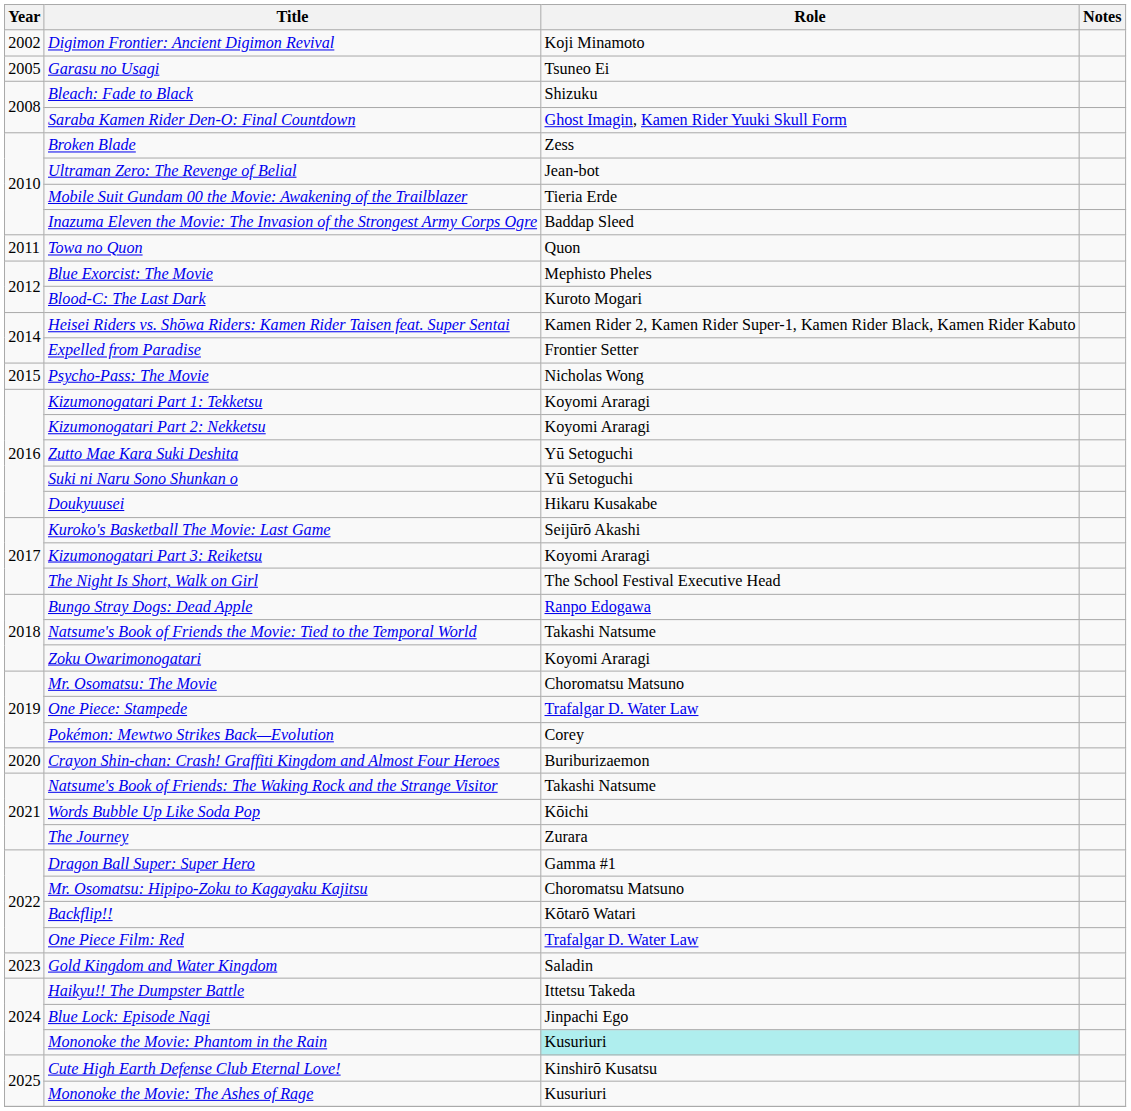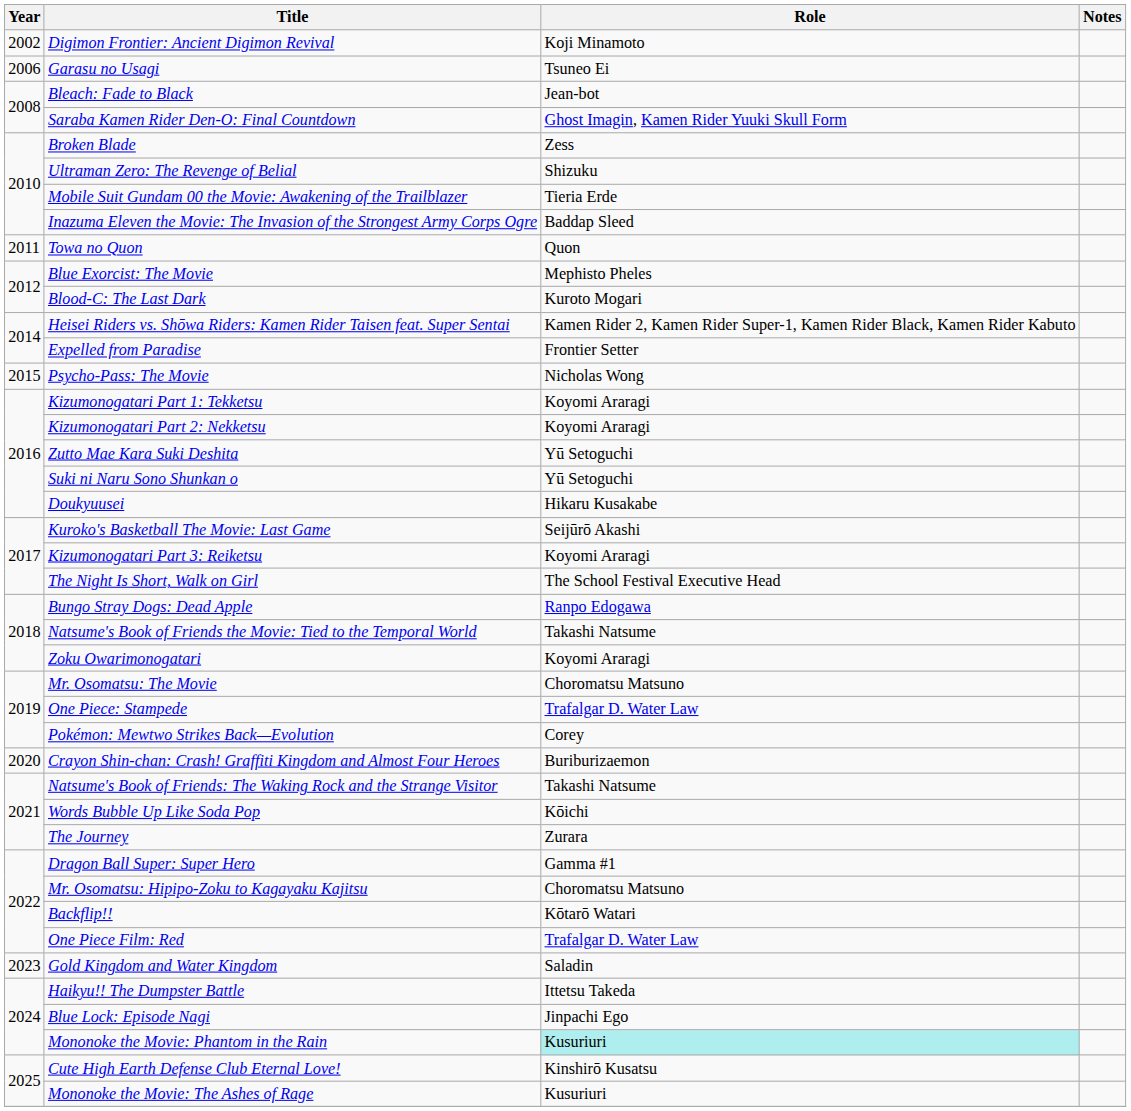(24, 68) 2005 -> (24, 68) 2006
(571, 94) Shizuku -> (572, 94) Jean-bot
(572, 171) Jean-bot -> (571, 171) Shizuku
